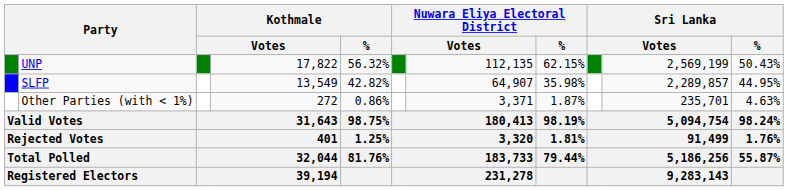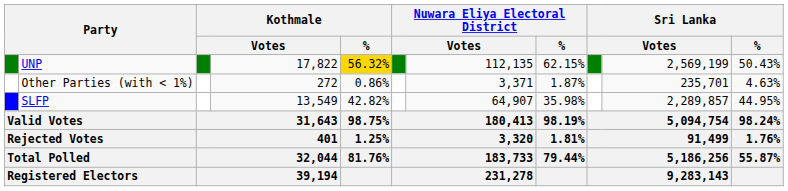(368, 64) no background -> (368, 64) gold background
rows swapped: (35, 83) <-> (108, 102)
